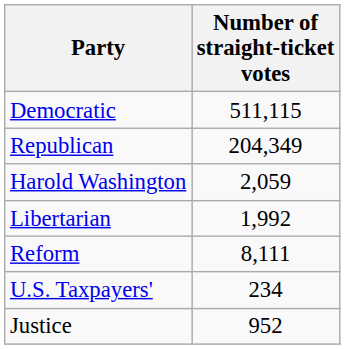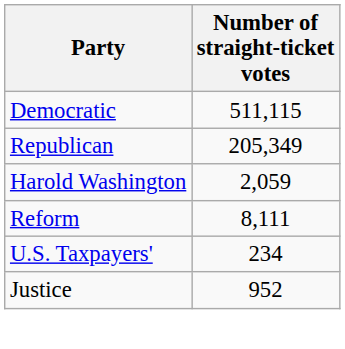(266, 145) 204,349 -> (266, 145) 205,349
- row: (60, 217)
